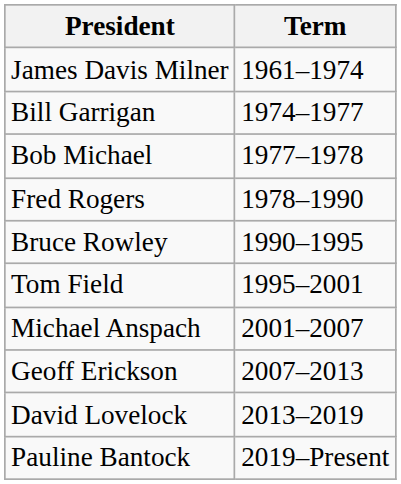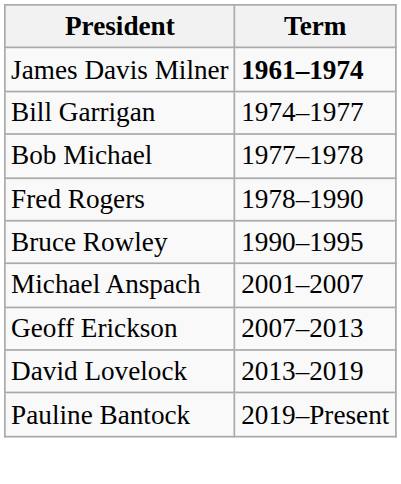(302, 69) normal -> (302, 69) bold
- row: (67, 284)
